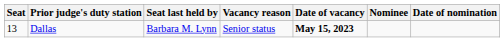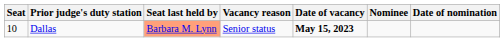(12, 28) 13 -> (12, 28) 10
(182, 28) no background -> (182, 28) lightsalmon background
